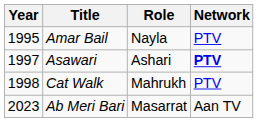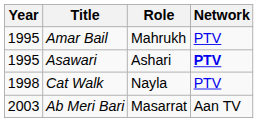(149, 38) Nayla -> (159, 38) Mahrukh
(24, 60) 1997 -> (24, 60) 1995
(159, 83) Mahrukh -> (149, 83) Nayla
(24, 106) 2023 -> (24, 106) 2003
